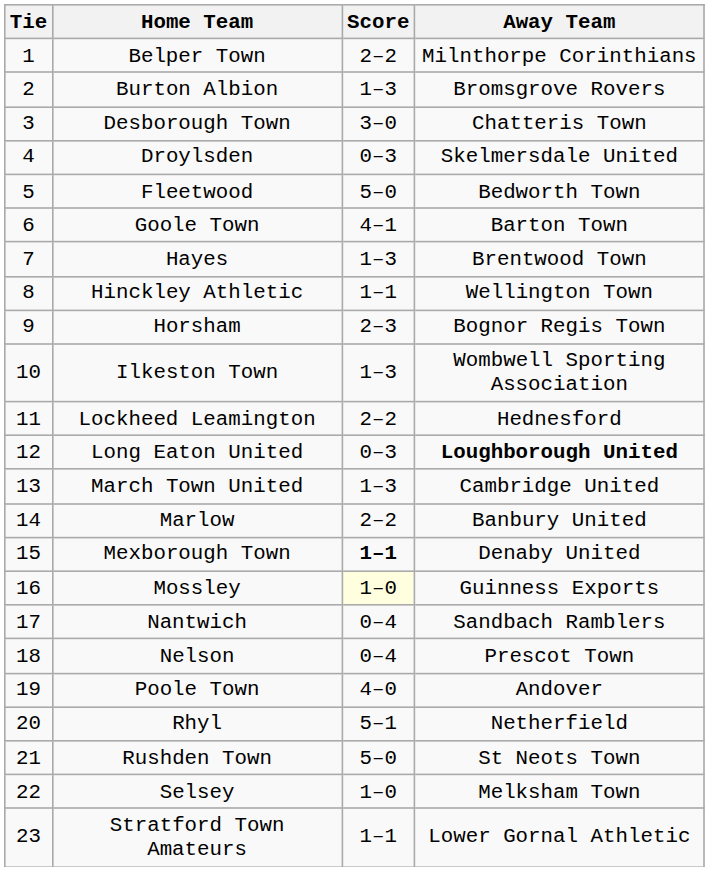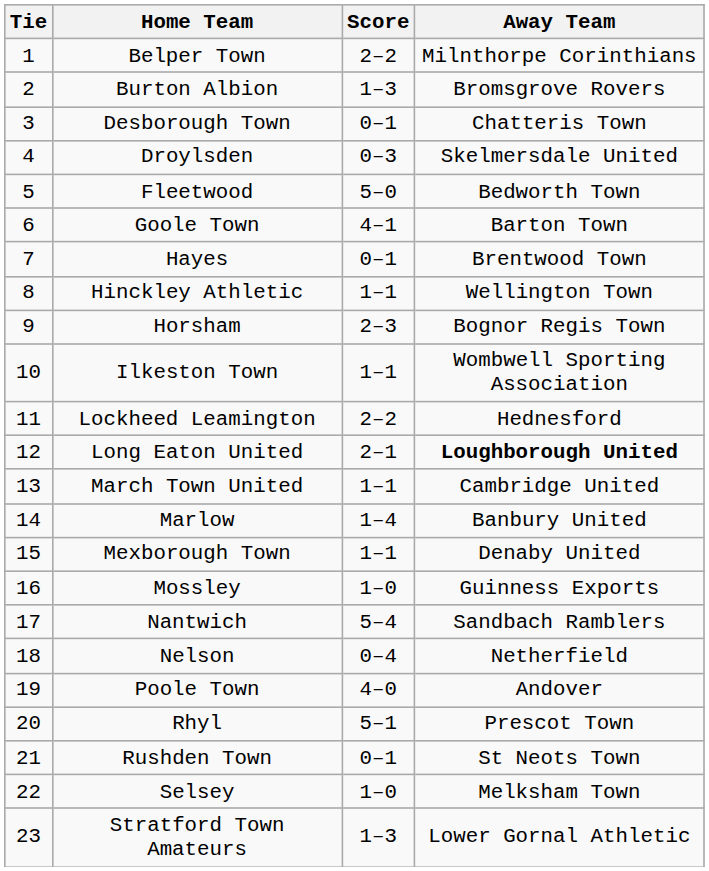(378, 123) 3–0 -> (378, 123) 0–1
(378, 259) 1–3 -> (378, 259) 0–1
(378, 373) 1–3 -> (378, 373) 1–1
(378, 453) 0–3 -> (378, 453) 2–1
(378, 486) 1–3 -> (378, 486) 1–1
(378, 520) 2–2 -> (378, 520) 1–4
(378, 554) bold -> (378, 554) normal
(378, 588) lightyellow background -> (378, 588) no background
(378, 622) 0–4 -> (378, 622) 5–4
(559, 656) Prescot Town -> (559, 656) Netherfield
(559, 724) Netherfield -> (559, 724) Prescot Town
(378, 758) 5–0 -> (378, 758) 0–1
(378, 837) 1–1 -> (378, 837) 1–3
